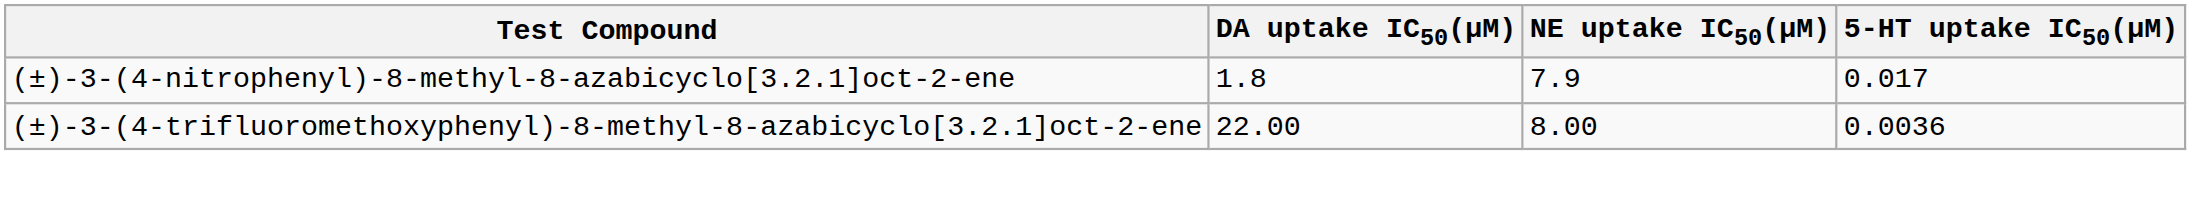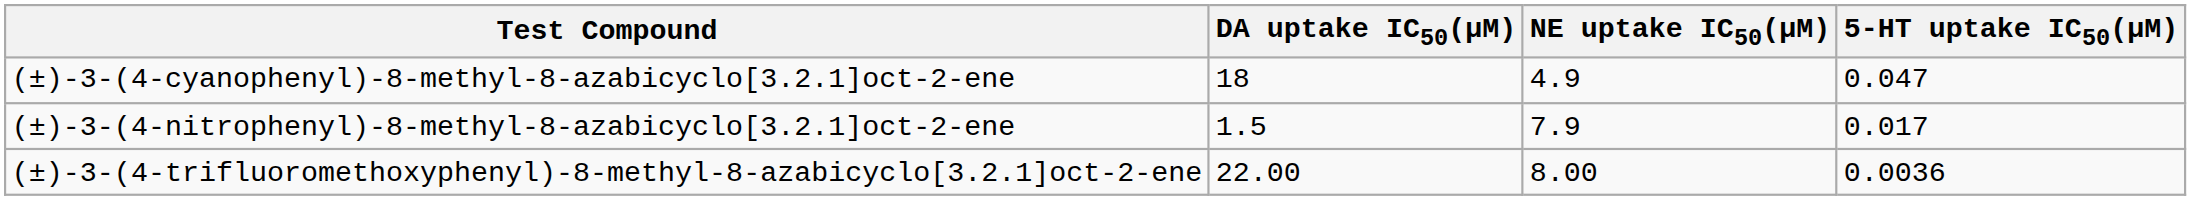+ row: (514, 80)
(1241, 80) 1.8 -> (1241, 126) 1.5
